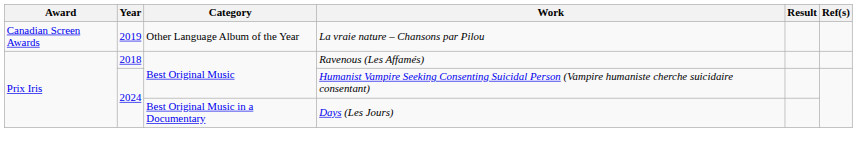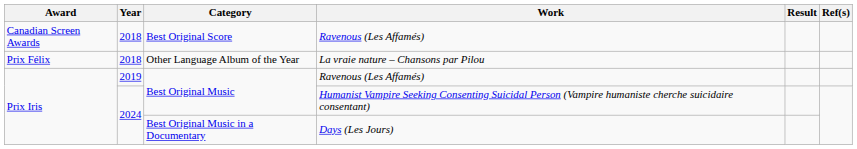+ row: (189, 36)
(44, 36) Canadian Screen Awards -> (28, 59) Prix Félix
(130, 36) 2019 -> (130, 59) 2018
(130, 59) 2018 -> (130, 77) 2019
